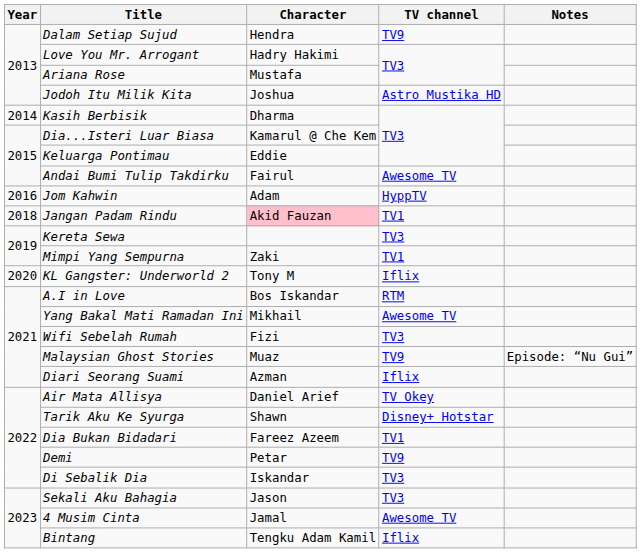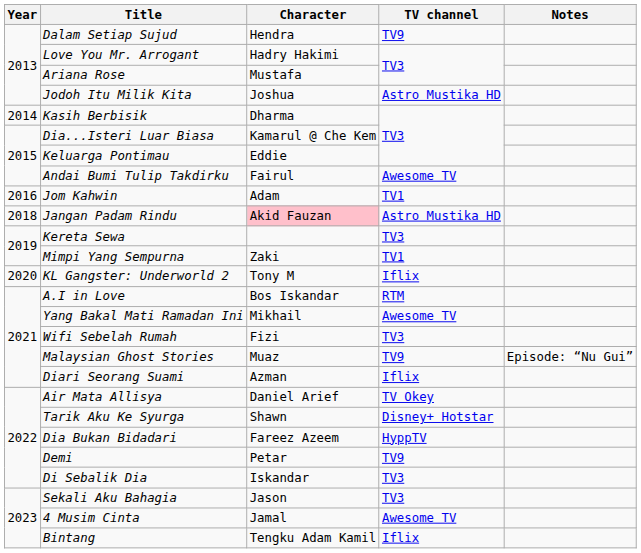(404, 196) HyppTV -> (393, 196) TV1
(393, 216) TV1 -> (441, 216) Astro Mustika HD
(393, 437) TV1 -> (404, 437) HyppTV
